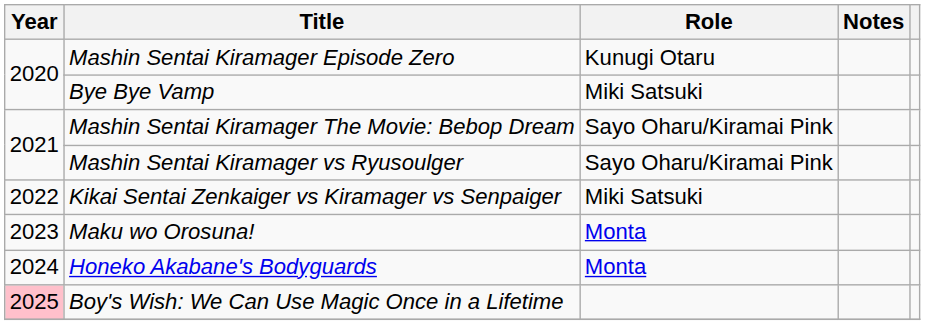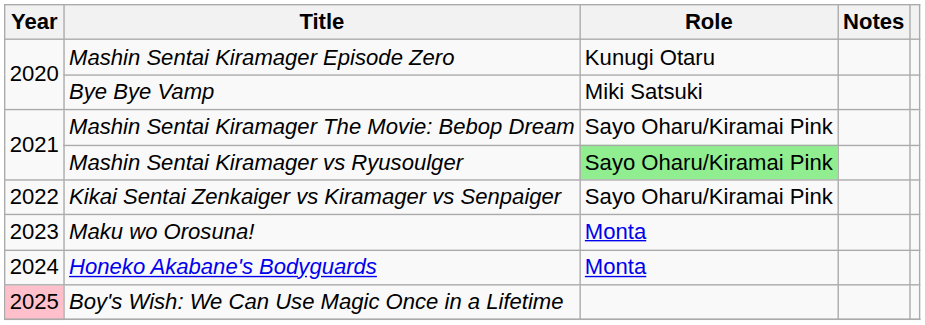(709, 162) no background -> (709, 162) lightgreen background
(644, 197) Miki Satsuki -> (709, 197) Sayo Oharu/Kiramai Pink
